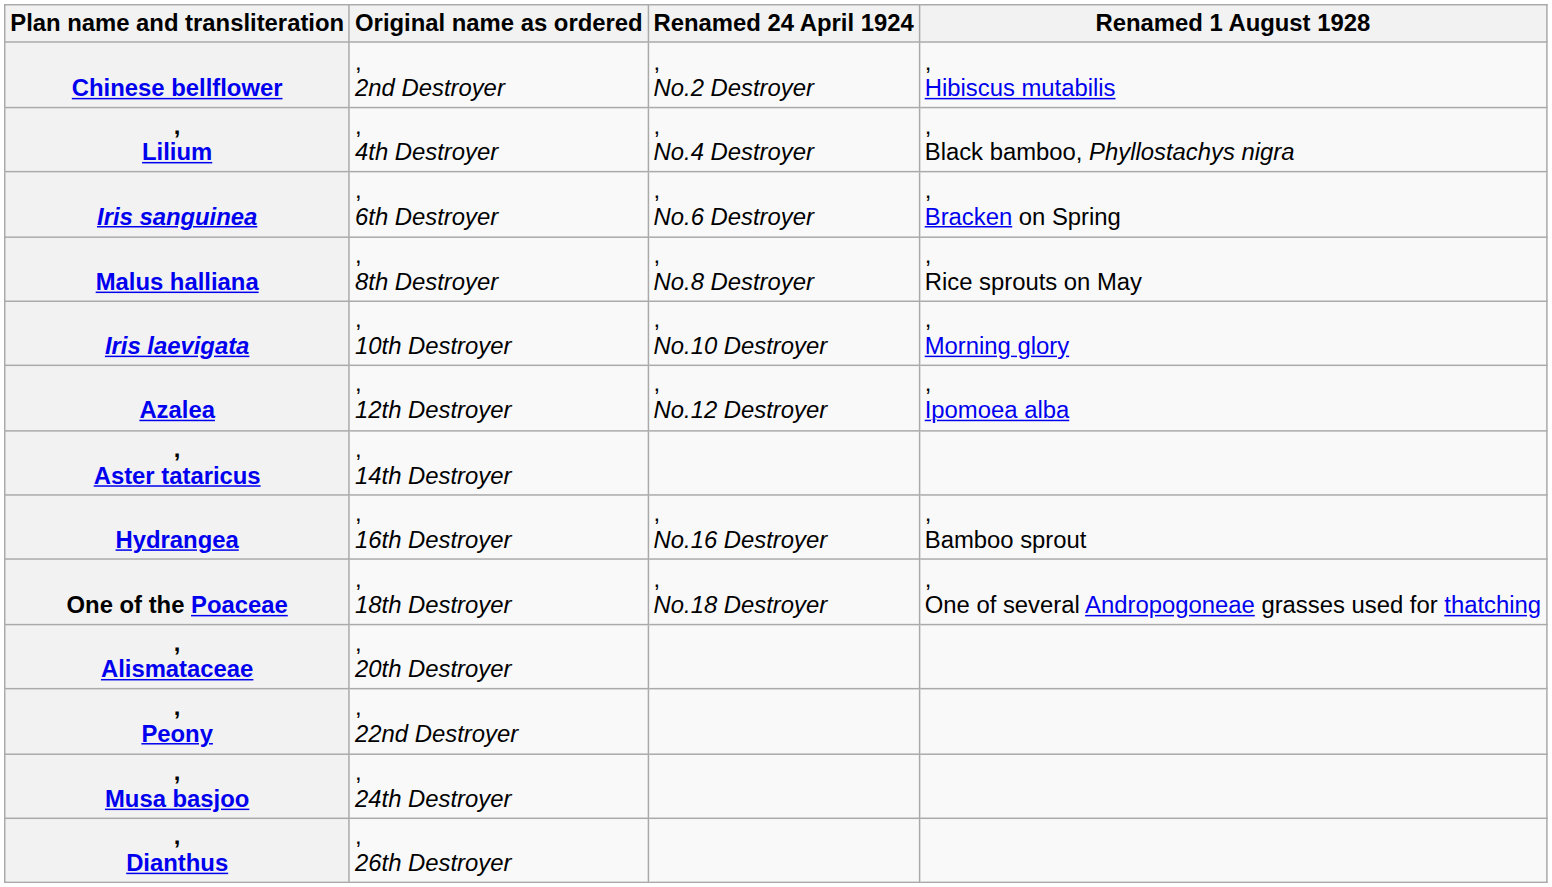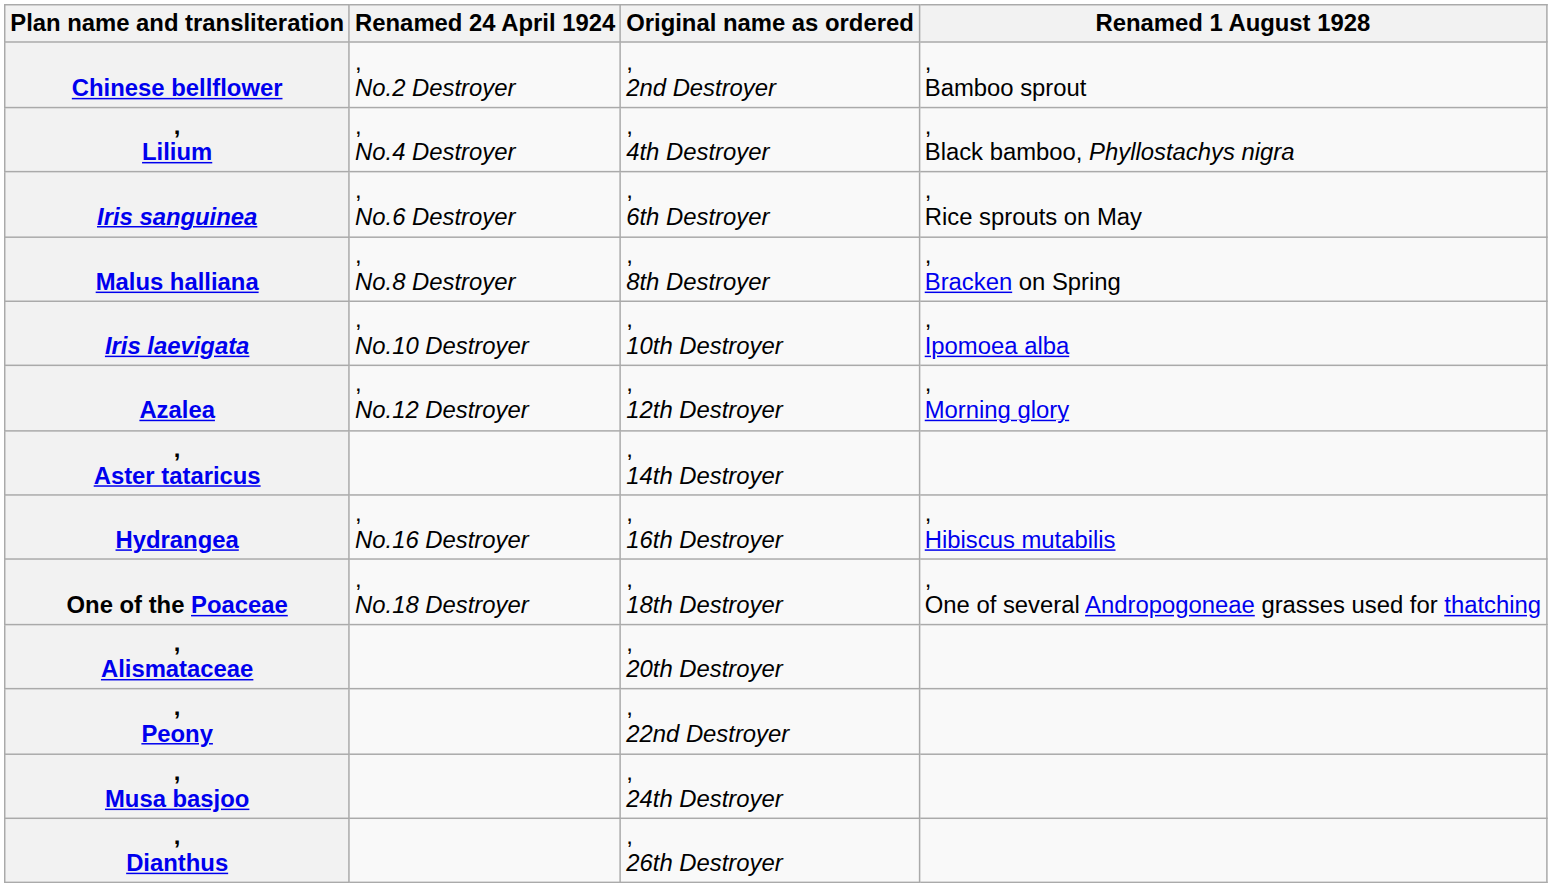columns swapped: (499, 23) <-> (784, 23)
(1020, 74) , Hibiscus mutabilis -> (1006, 74) , Bamboo sprout
(1023, 203) , Bracken on Spring -> (1033, 203) , Rice sprouts on May
(1033, 268) , Rice sprouts on May -> (1023, 268) , Bracken on Spring
(997, 333) , Morning glory -> (997, 333) , Ipomoea alba
(997, 397) , Ipomoea alba -> (997, 397) , Morning glory
(1006, 527) , Bamboo sprout -> (1020, 527) , Hibiscus mutabilis
